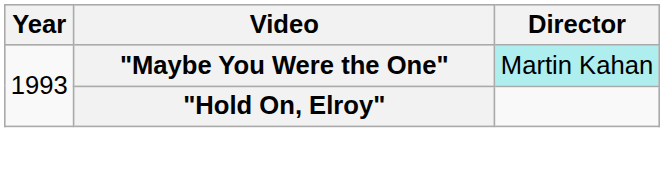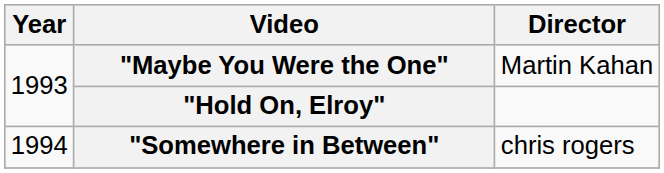(577, 65) paleturquoise background -> (577, 65) no background
+ row: (284, 146)
